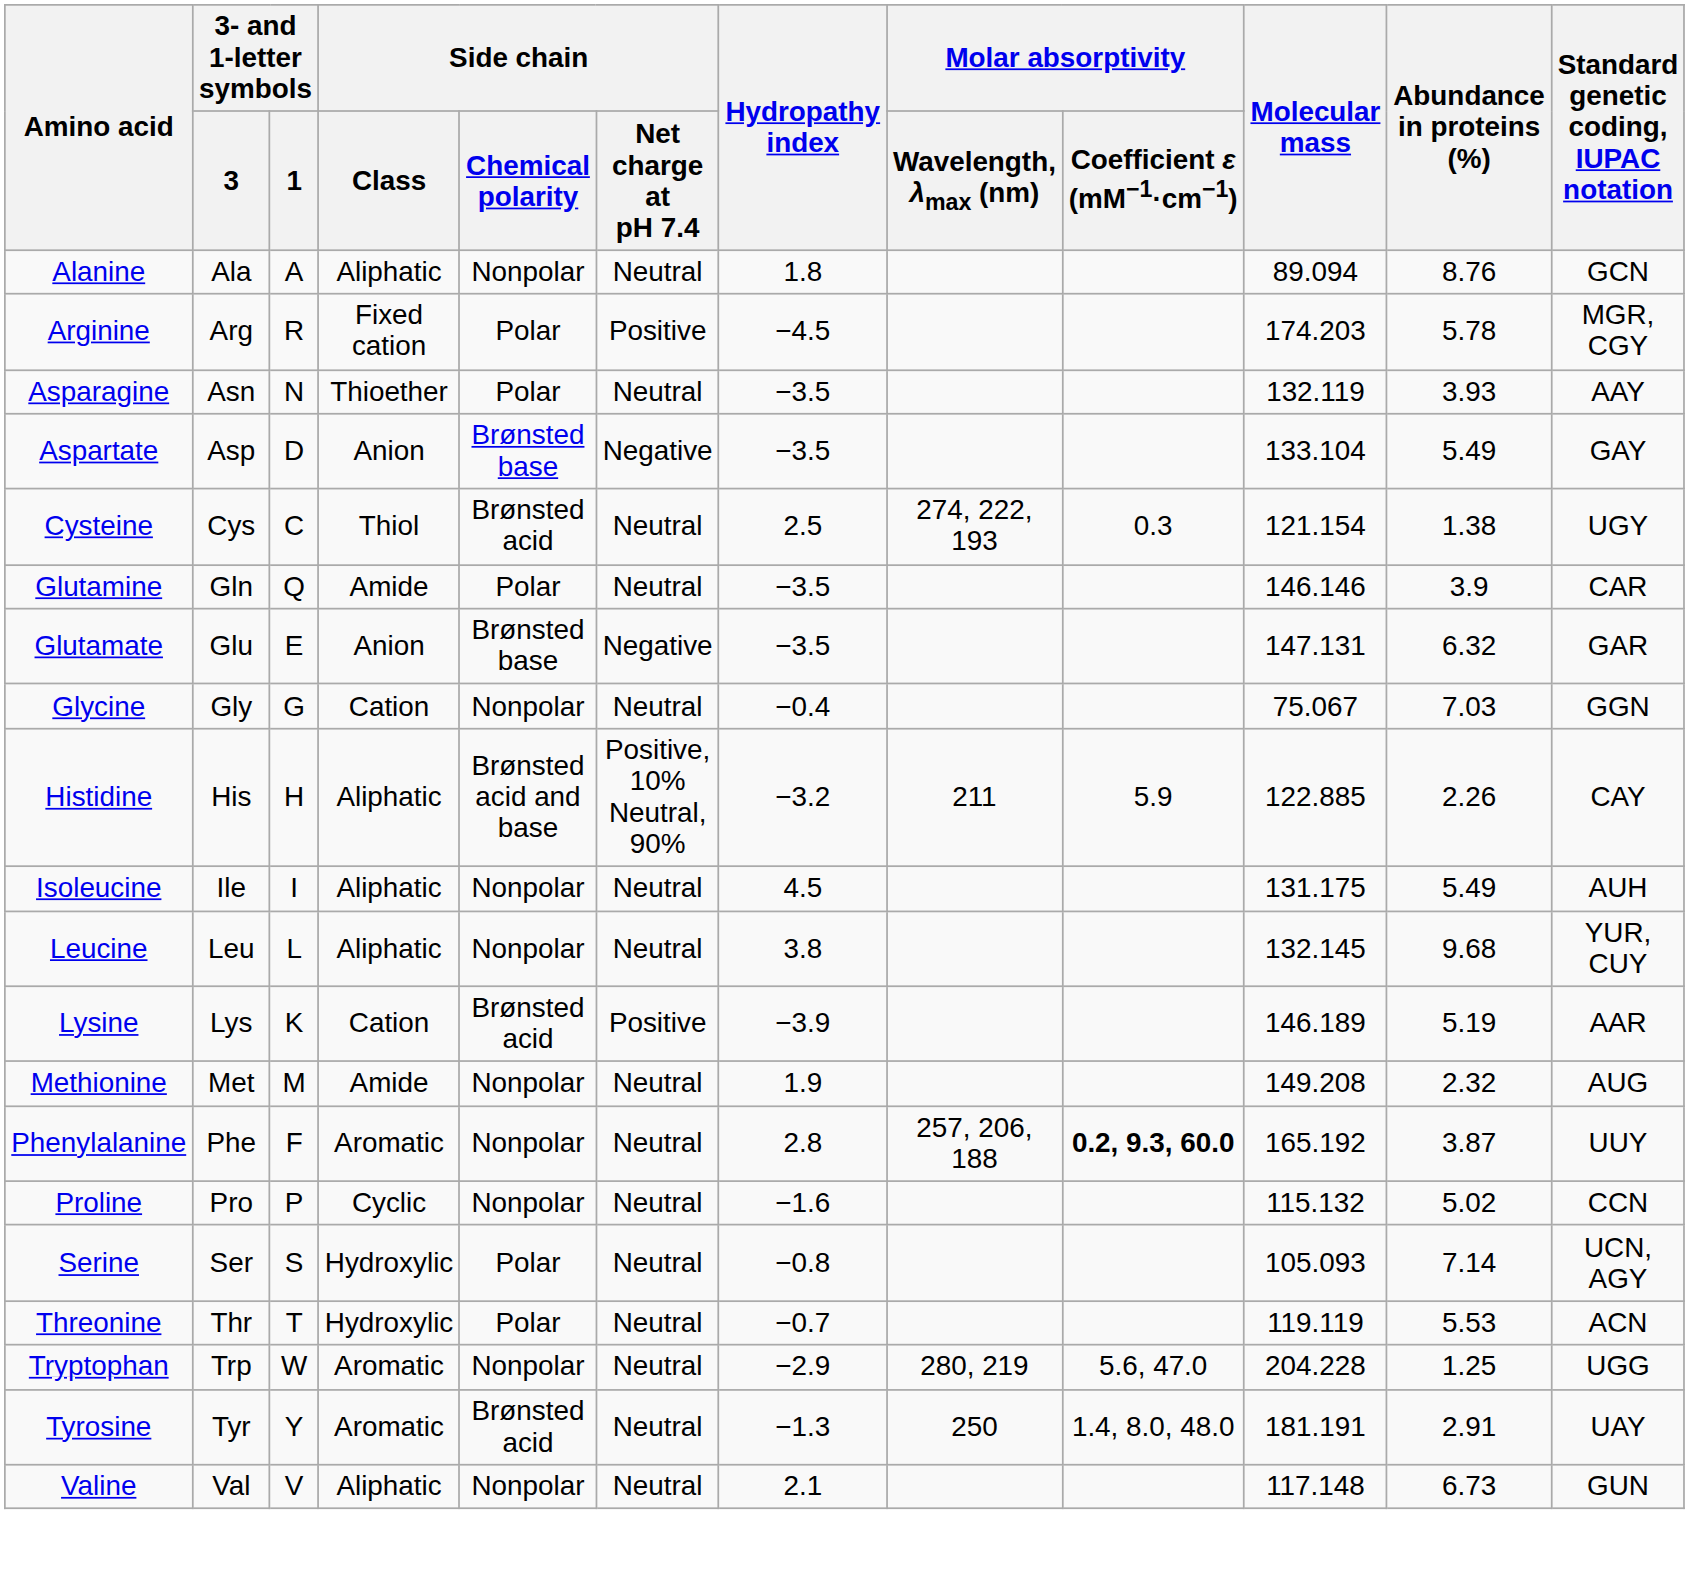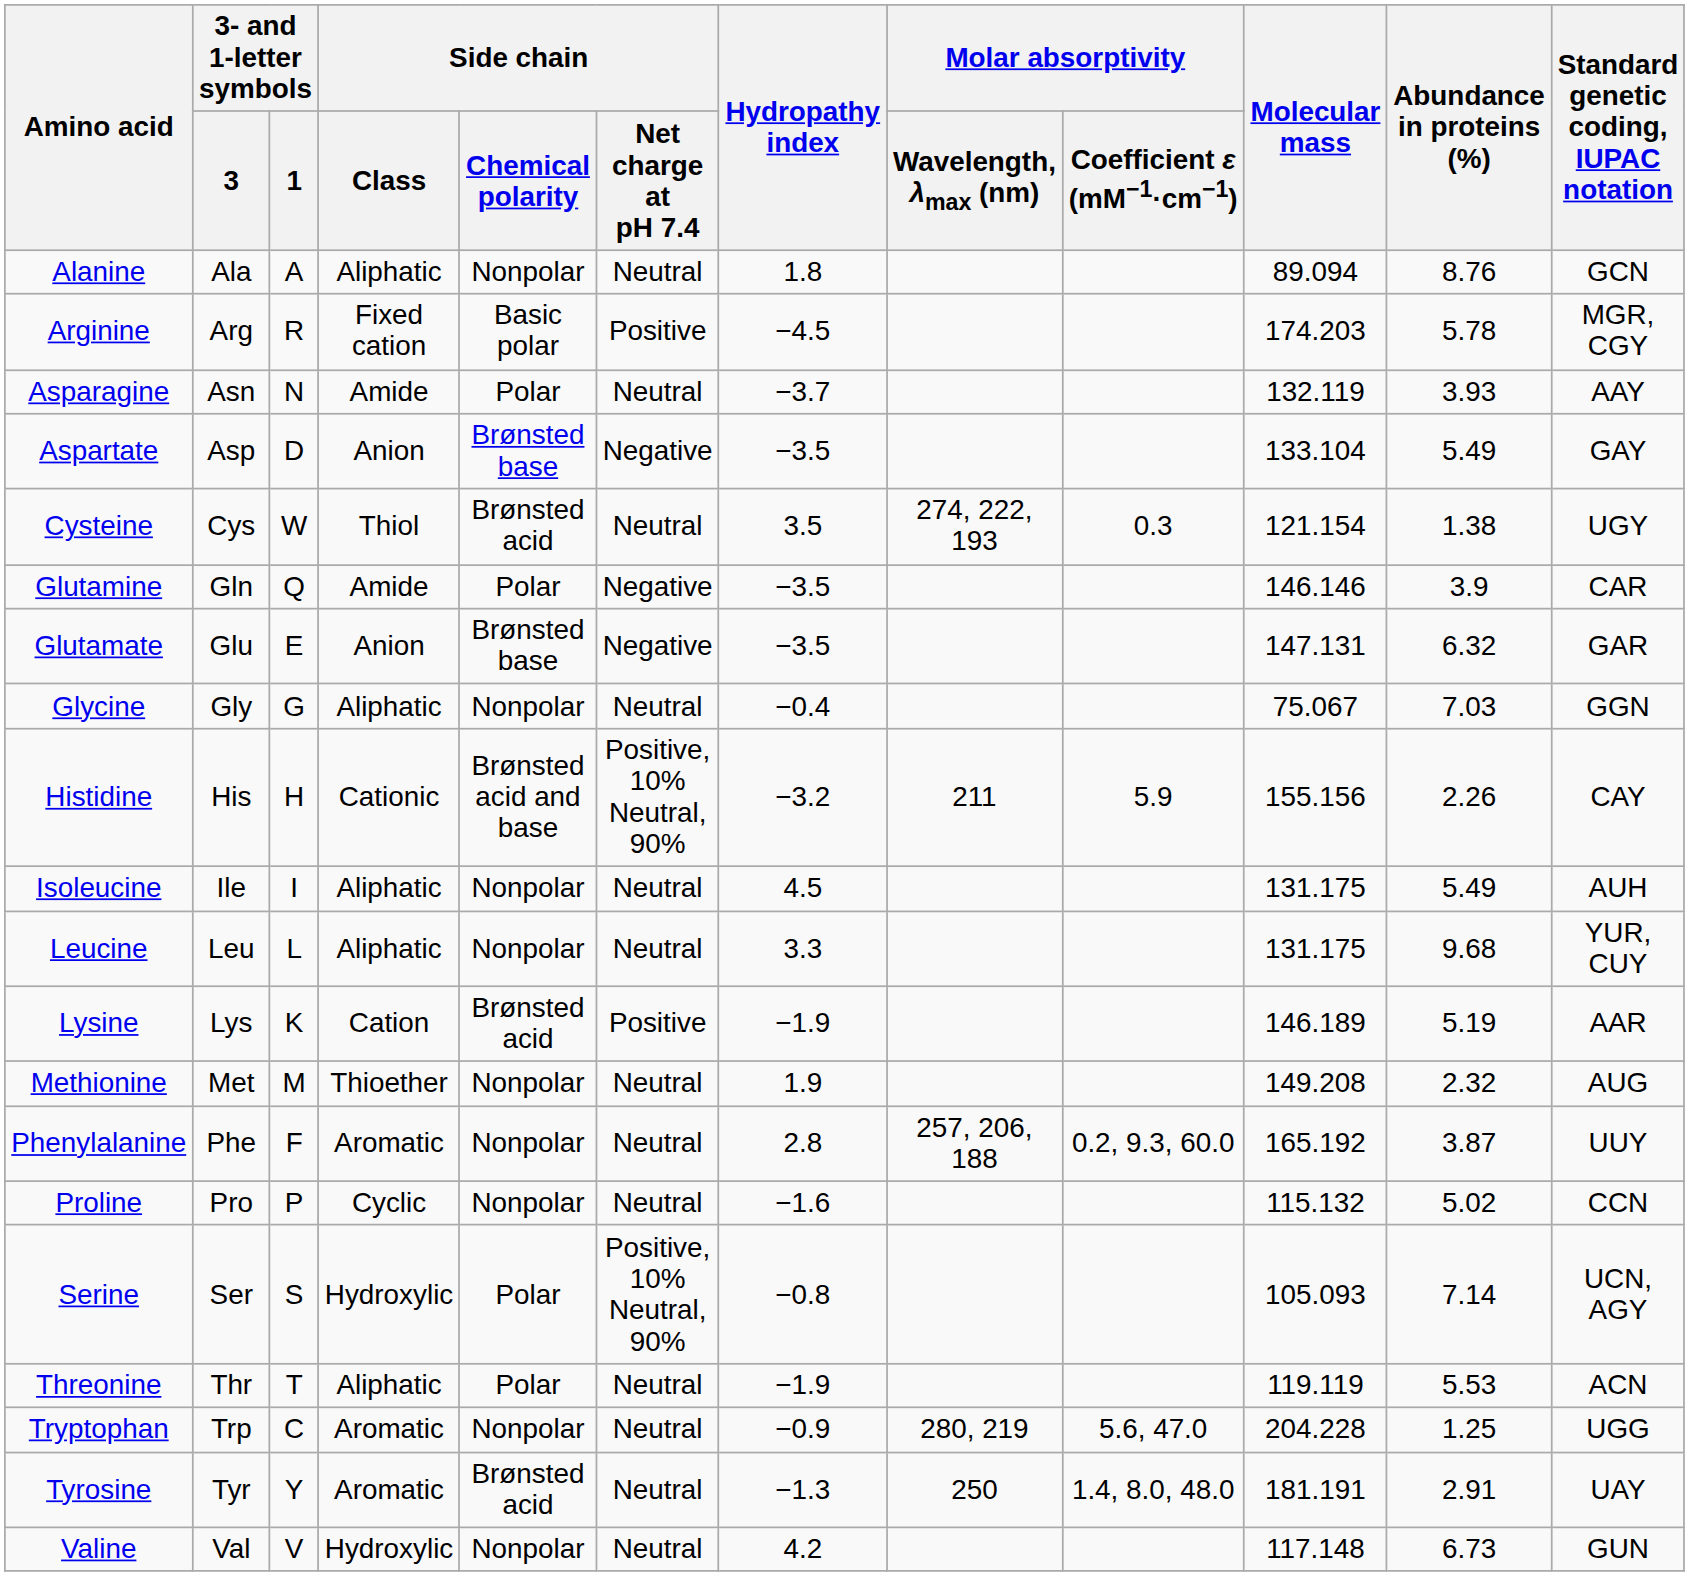(528, 331) Polar -> (528, 331) Basic polar
(389, 391) Thioether -> (389, 391) Amide
(803, 391) −3.5 -> (803, 391) −3.7
(294, 526) C -> (294, 526) W
(803, 526) 2.5 -> (803, 526) 3.5
(658, 586) Neutral -> (658, 586) Negative
(389, 705) Cation -> (389, 705) Aliphatic
(389, 796) Aliphatic -> (389, 796) Cationic
(1315, 796) 122.885 -> (1315, 796) 155.156
(803, 947) 3.8 -> (803, 947) 3.3
(1315, 947) 132.145 -> (1315, 947) 131.175
(803, 1023) −3.9 -> (803, 1023) −1.9
(389, 1083) Amide -> (389, 1083) Thioether
(1153, 1143) bold -> (1153, 1143) normal
(658, 1262) Neutral -> (658, 1293) Positive, 10% Neutral, 90%
(389, 1322) Hydroxylic -> (389, 1385) Aliphatic
(803, 1322) −0.7 -> (803, 1385) −1.9
(294, 1366) W -> (294, 1429) C
(803, 1366) −2.9 -> (803, 1429) −0.9
(389, 1486) Aliphatic -> (389, 1548) Hydroxylic
(803, 1486) 2.1 -> (803, 1548) 4.2
